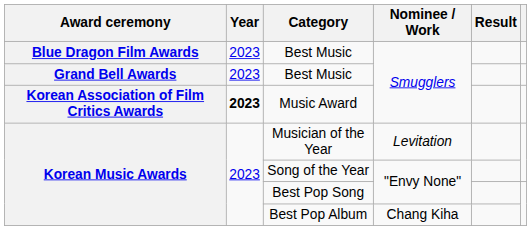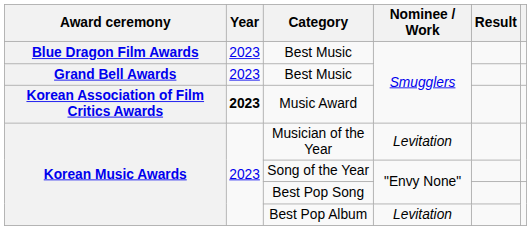(423, 214) Chang Kiha -> (423, 214) Levitation
